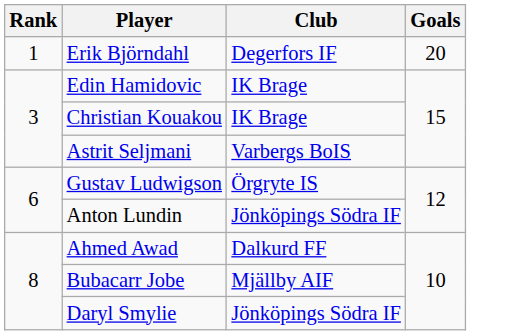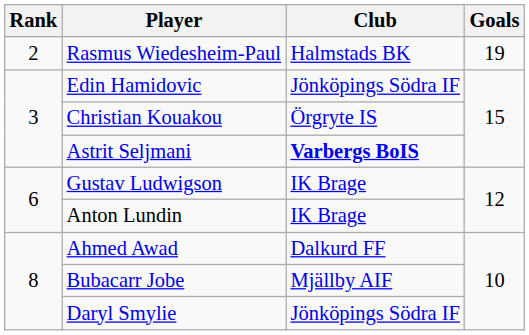- row: (128, 53)
+ row: (174, 53)
(269, 85) IK Brage -> (375, 85) Jönköpings Södra IF
(269, 118) IK Brage -> (334, 118) Örgryte IS
(291, 150) normal -> (355, 150) bold
(275, 183) Örgryte IS -> (328, 183) IK Brage
(316, 215) Jönköpings Södra IF -> (328, 215) IK Brage
